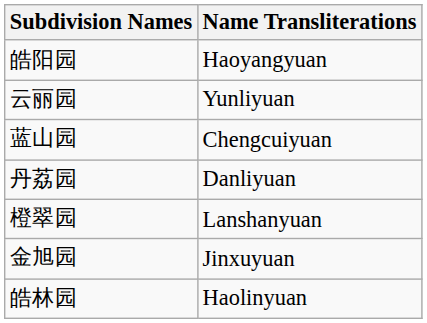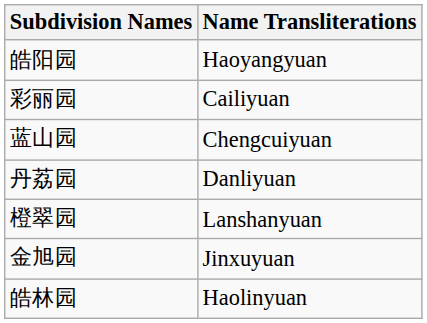- row: (43, 98)
+ row: (43, 98)
